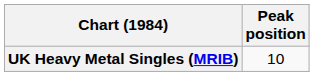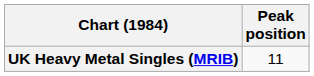(276, 58) 10 -> (276, 58) 11
